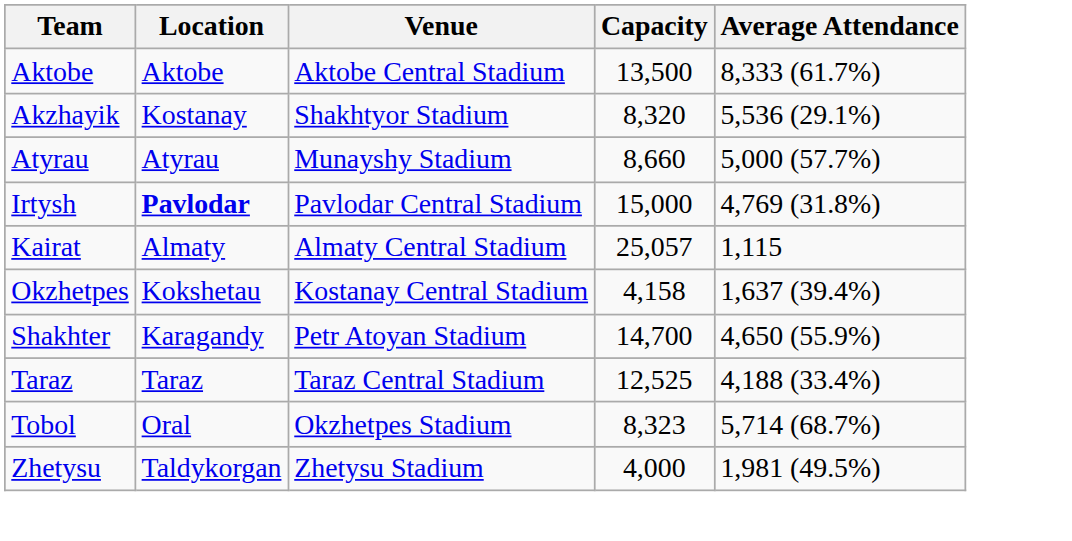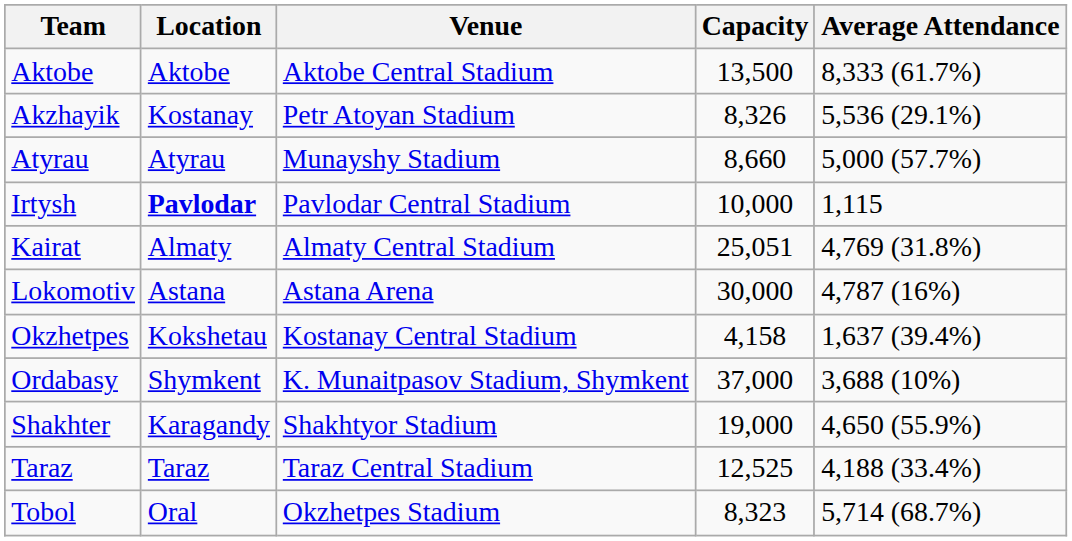(401, 114) Shakhtyor Stadium -> (399, 114) Petr Atoyan Stadium
(654, 114) 8,320 -> (755, 114) 8,326
(654, 203) 15,000 -> (755, 203) 10,000
(800, 203) 4,769 (31.8%) -> (852, 203) 1,115
(654, 247) 25,057 -> (755, 247) 25,051
(751, 247) 1,115 -> (901, 247) 4,769 (31.8%)
+ row: (73, 291)
+ row: (65, 379)
(410, 335) Petr Atoyan Stadium -> (390, 423) Shakhtyor Stadium
(654, 335) 14,700 -> (755, 423) 19,000
- row: (56, 468)
